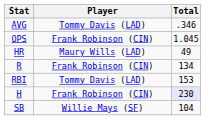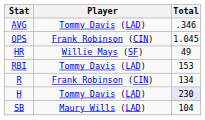(103, 53) Maury Wills (LAD) -> (103, 53) Willie Mays (SF)
rows swapped: (19, 80) <-> (19, 66)
(103, 94) Frank Robinson (CIN) -> (103, 94) Tommy Davis (LAD)
(103, 108) Willie Mays (SF) -> (103, 108) Maury Wills (LAD)
